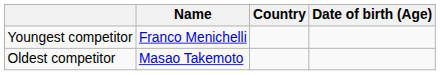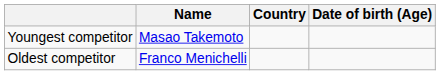(193, 37) Franco Menichelli -> (191, 37) Masao Takemoto
(191, 59) Masao Takemoto -> (193, 59) Franco Menichelli
